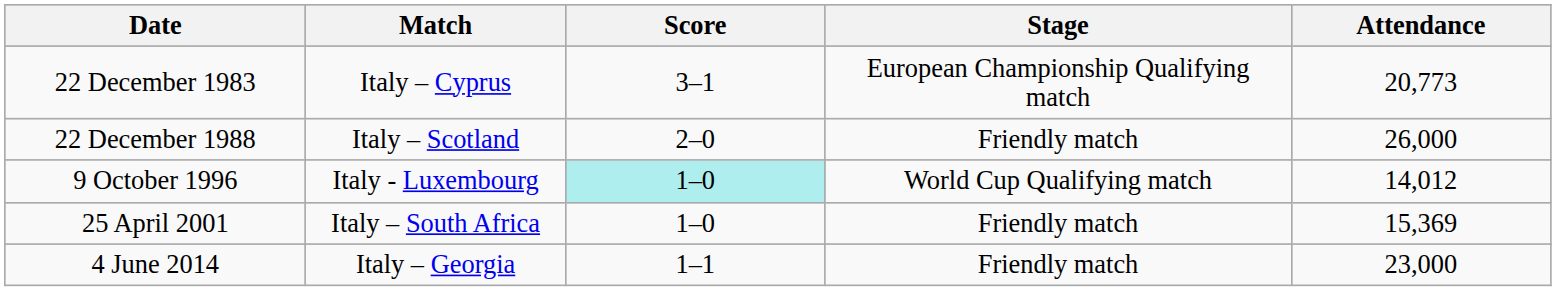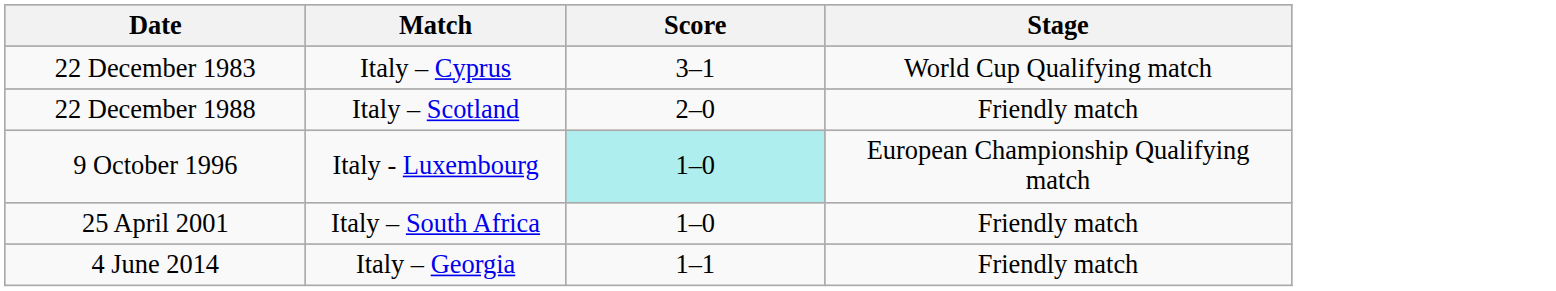- column: (1421, 25)
(1058, 82) European Championship Qualifying match -> (1058, 67) World Cup Qualifying match
(1058, 180) World Cup Qualifying match -> (1058, 165) European Championship Qualifying match
